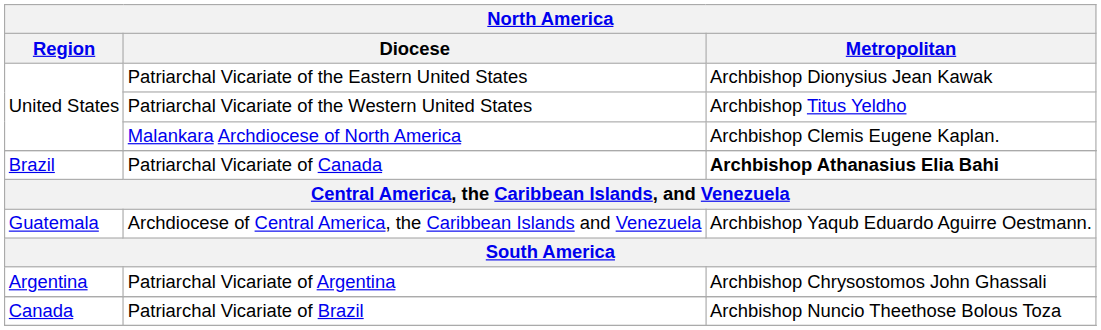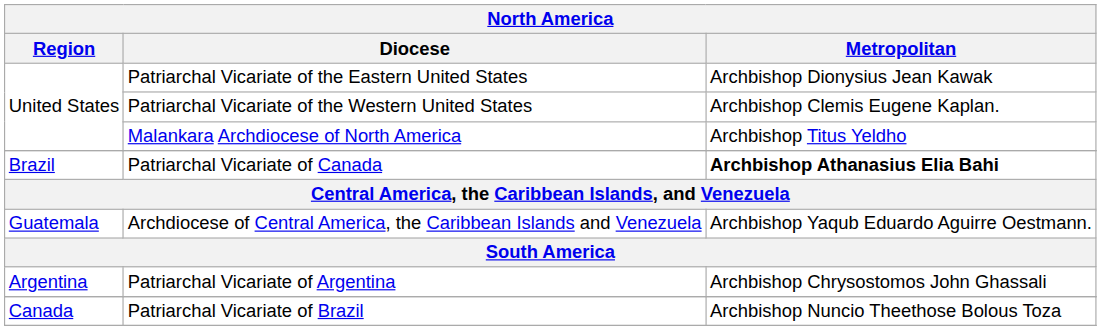(808, 106) Archbishop Titus Yeldho -> (855, 106) Archbishop Clemis Eugene Kaplan.
(855, 135) Archbishop Clemis Eugene Kaplan. -> (808, 135) Archbishop Titus Yeldho
